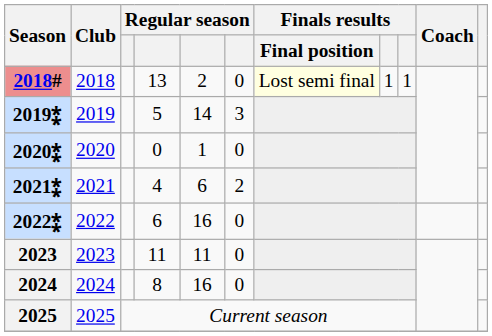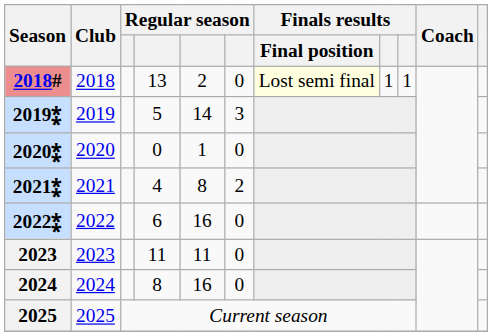(202, 185) 6 -> (202, 185) 8
